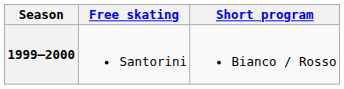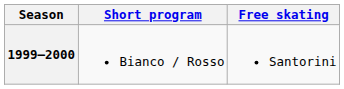columns swapped: (265, 15) <-> (134, 15)
